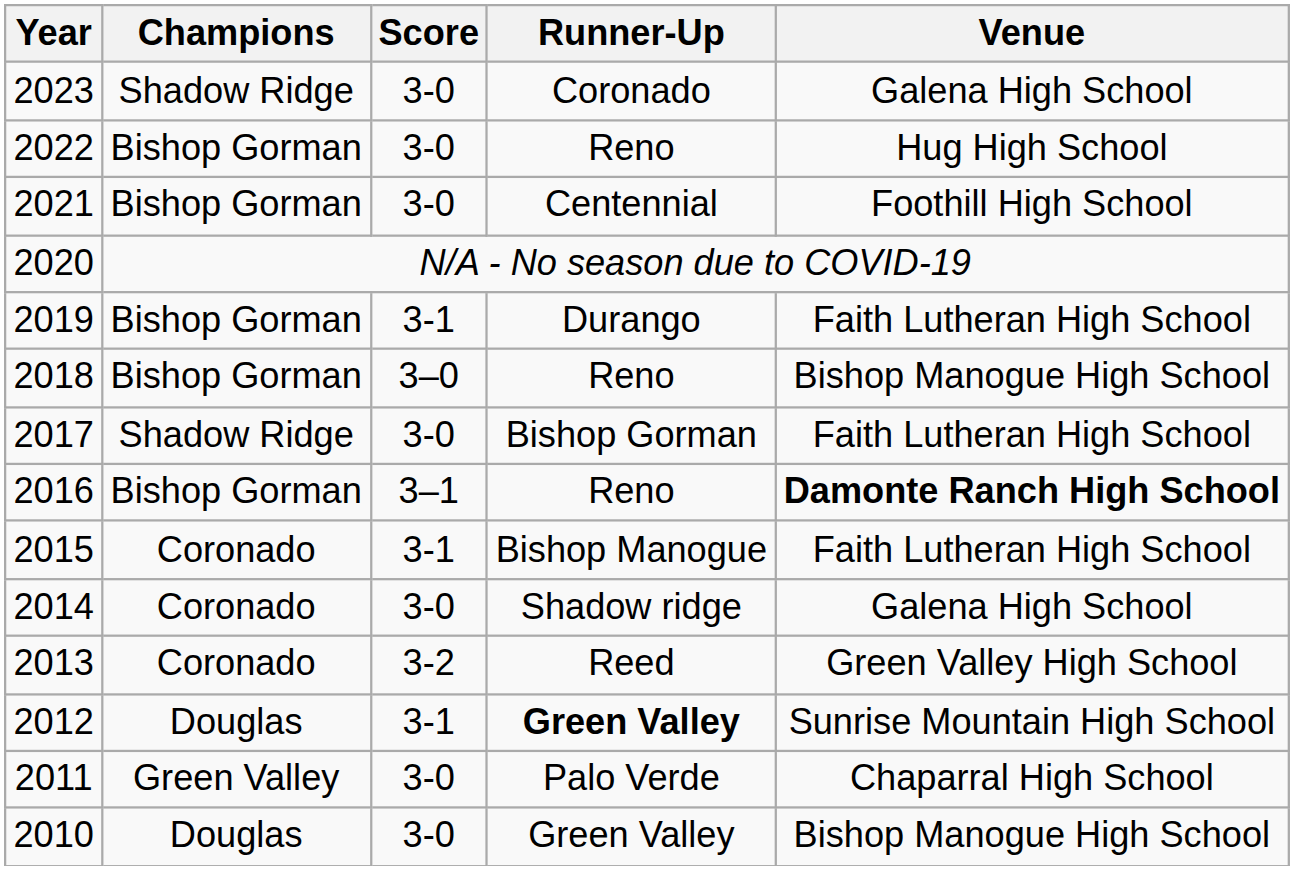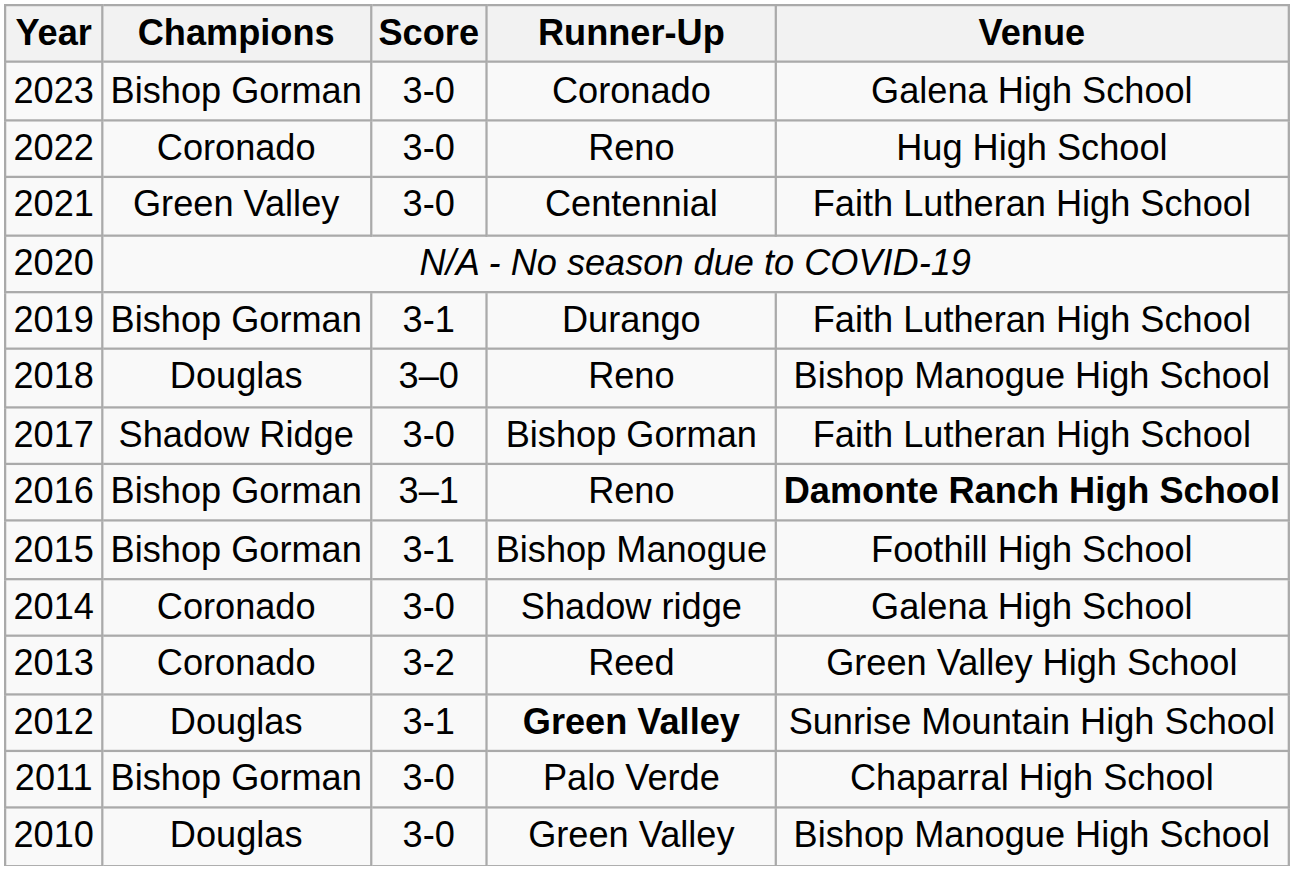(236, 90) Shadow Ridge -> (236, 90) Bishop Gorman
(236, 147) Bishop Gorman -> (236, 147) Coronado
(236, 205) Bishop Gorman -> (236, 205) Green Valley
(1032, 205) Foothill High School -> (1032, 205) Faith Lutheran High School
(236, 377) Bishop Gorman -> (236, 377) Douglas
(236, 549) Coronado -> (236, 549) Bishop Gorman
(1032, 549) Faith Lutheran High School -> (1032, 549) Foothill High School
(236, 778) Green Valley -> (236, 778) Bishop Gorman
